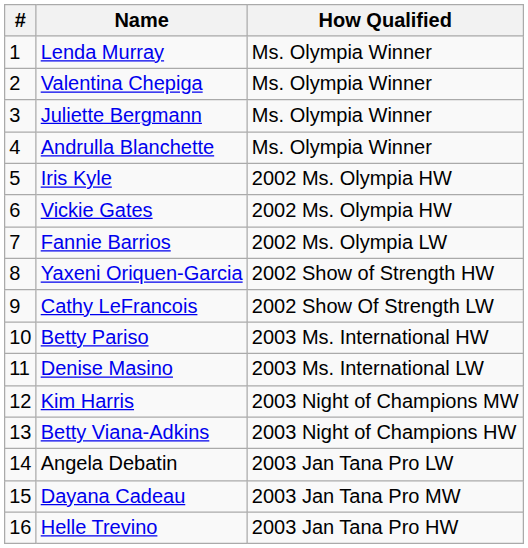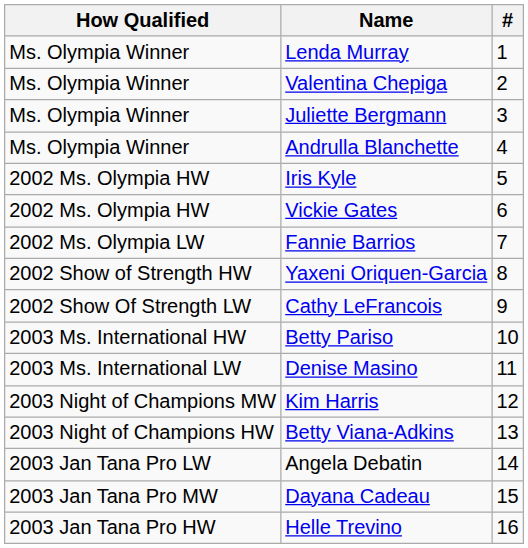columns swapped: (20, 20) <-> (385, 20)
